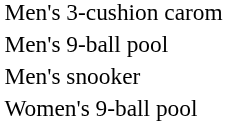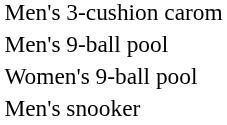rows swapped: (101, 108) <-> (72, 76)
